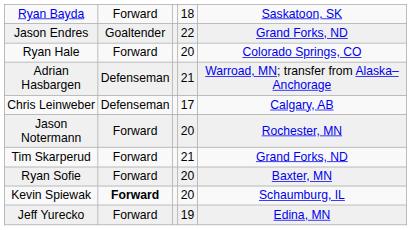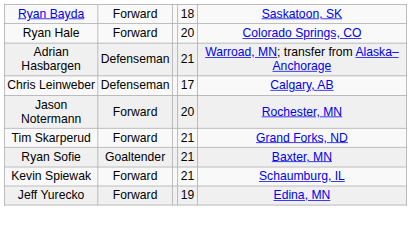- row: (51, 33)
(135, 176) Forward -> (135, 157) Goaltender
(188, 176) 20 -> (188, 157) 21
(135, 195) bold -> (135, 176) normal
(188, 195) 20 -> (188, 176) 21
